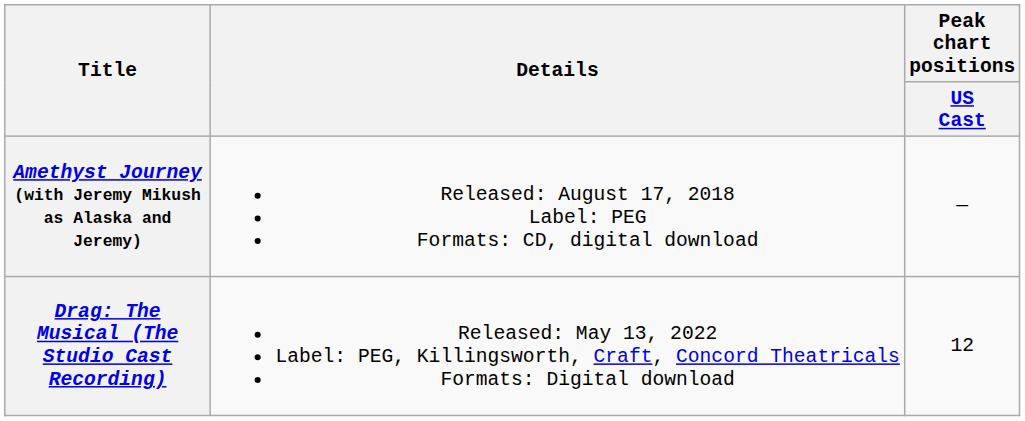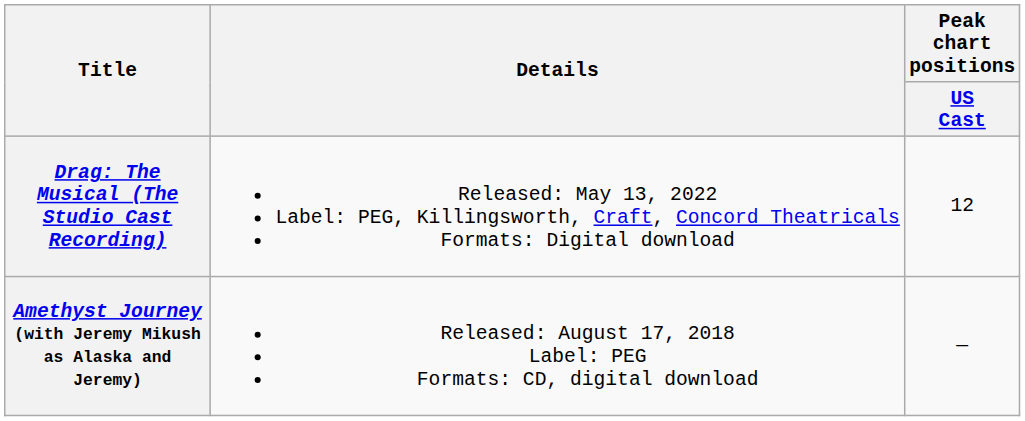rows swapped: (108, 206) <-> (108, 345)
